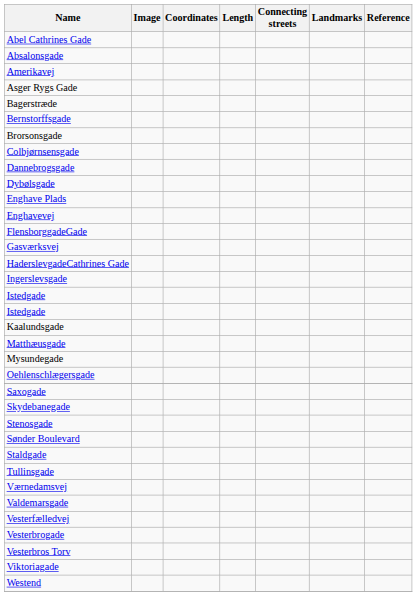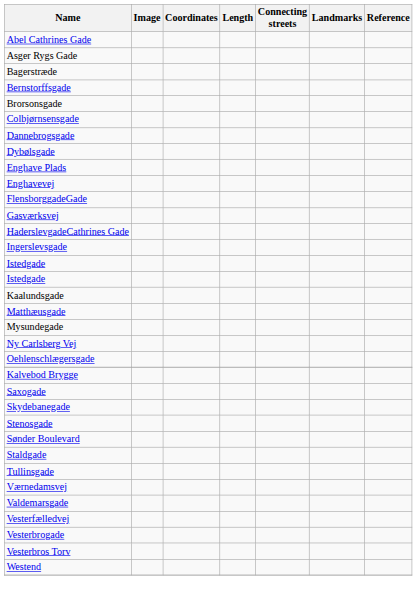- row: (35, 55)
- row: (30, 71)
+ row: (41, 343)
+ row: (42, 375)
- row: (33, 567)
